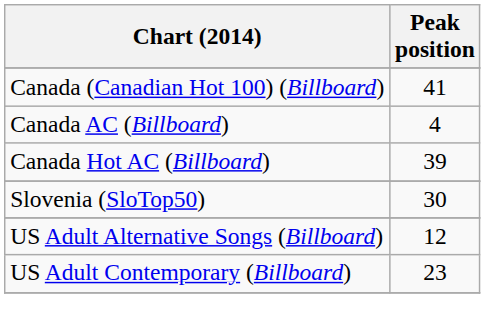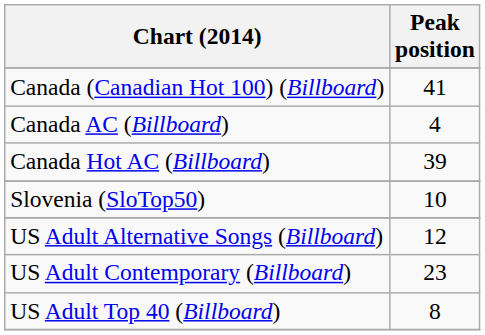(435, 198) 30 -> (435, 198) 10
+ row: (145, 310)
